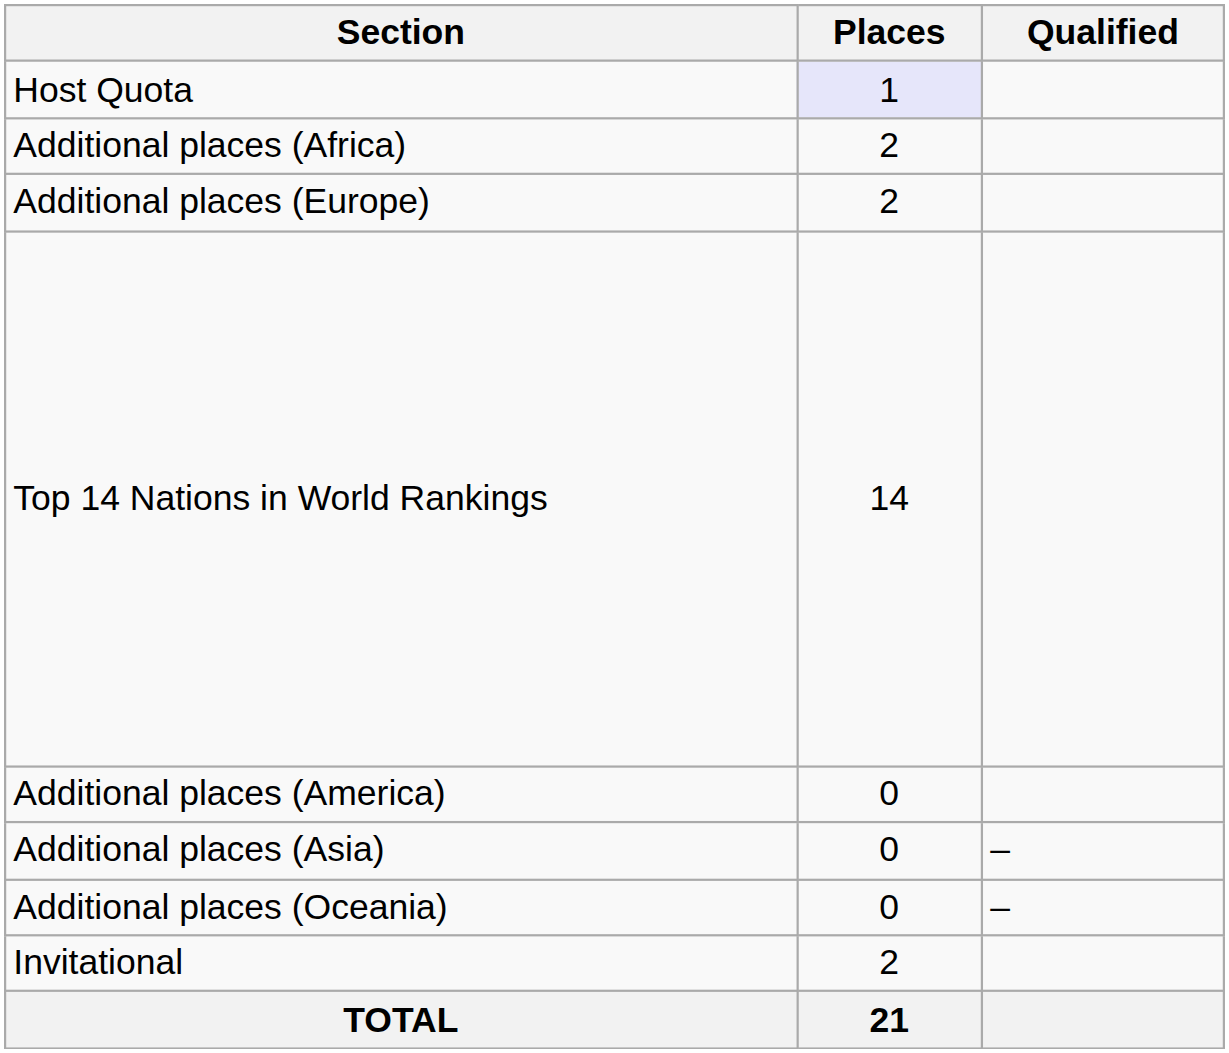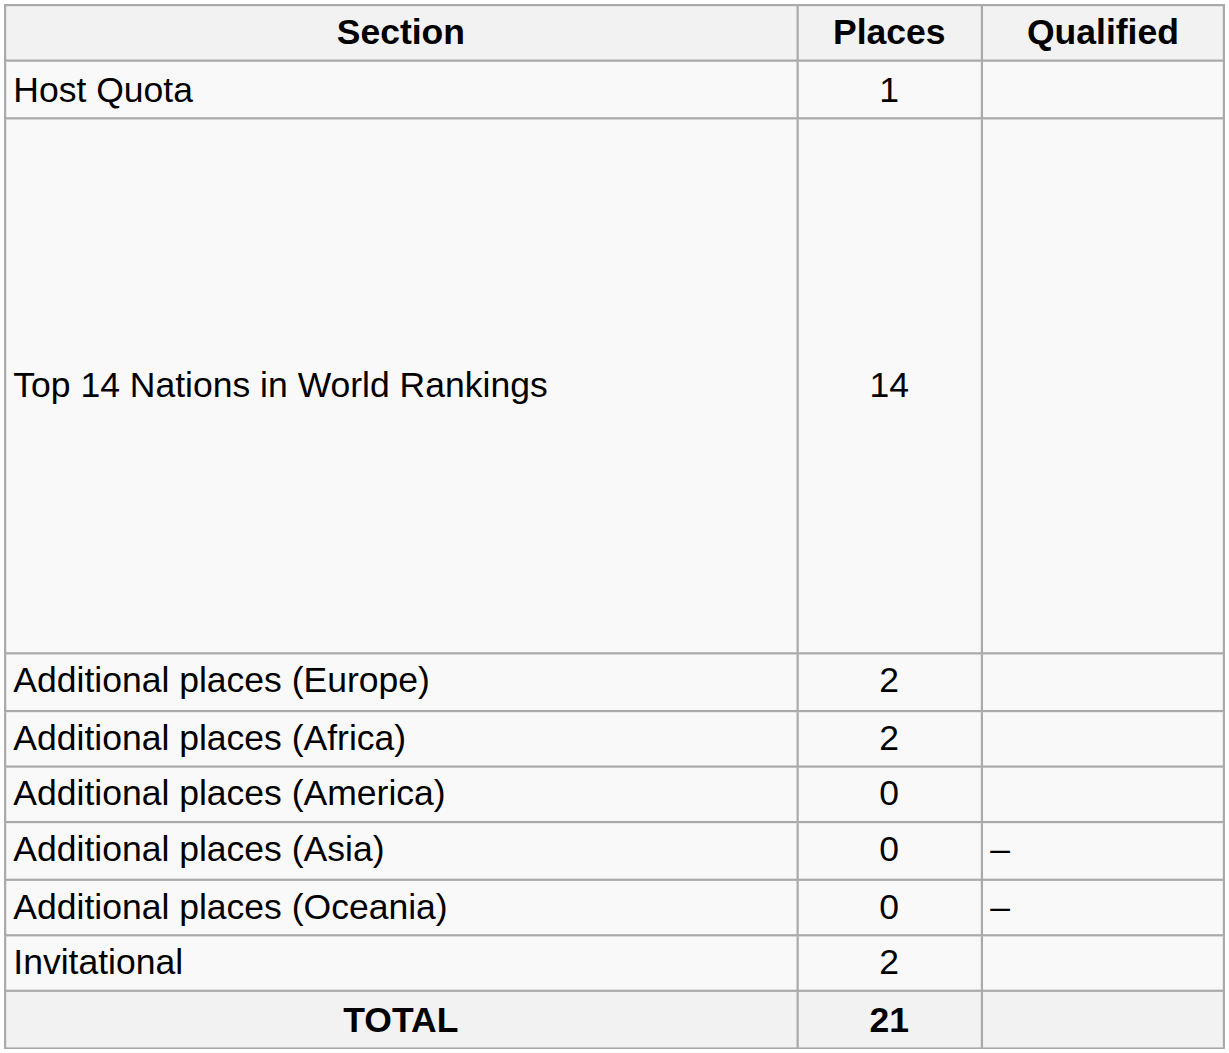(889, 88) lavender background -> (889, 88) no background
rows swapped: (280, 497) <-> (210, 145)
